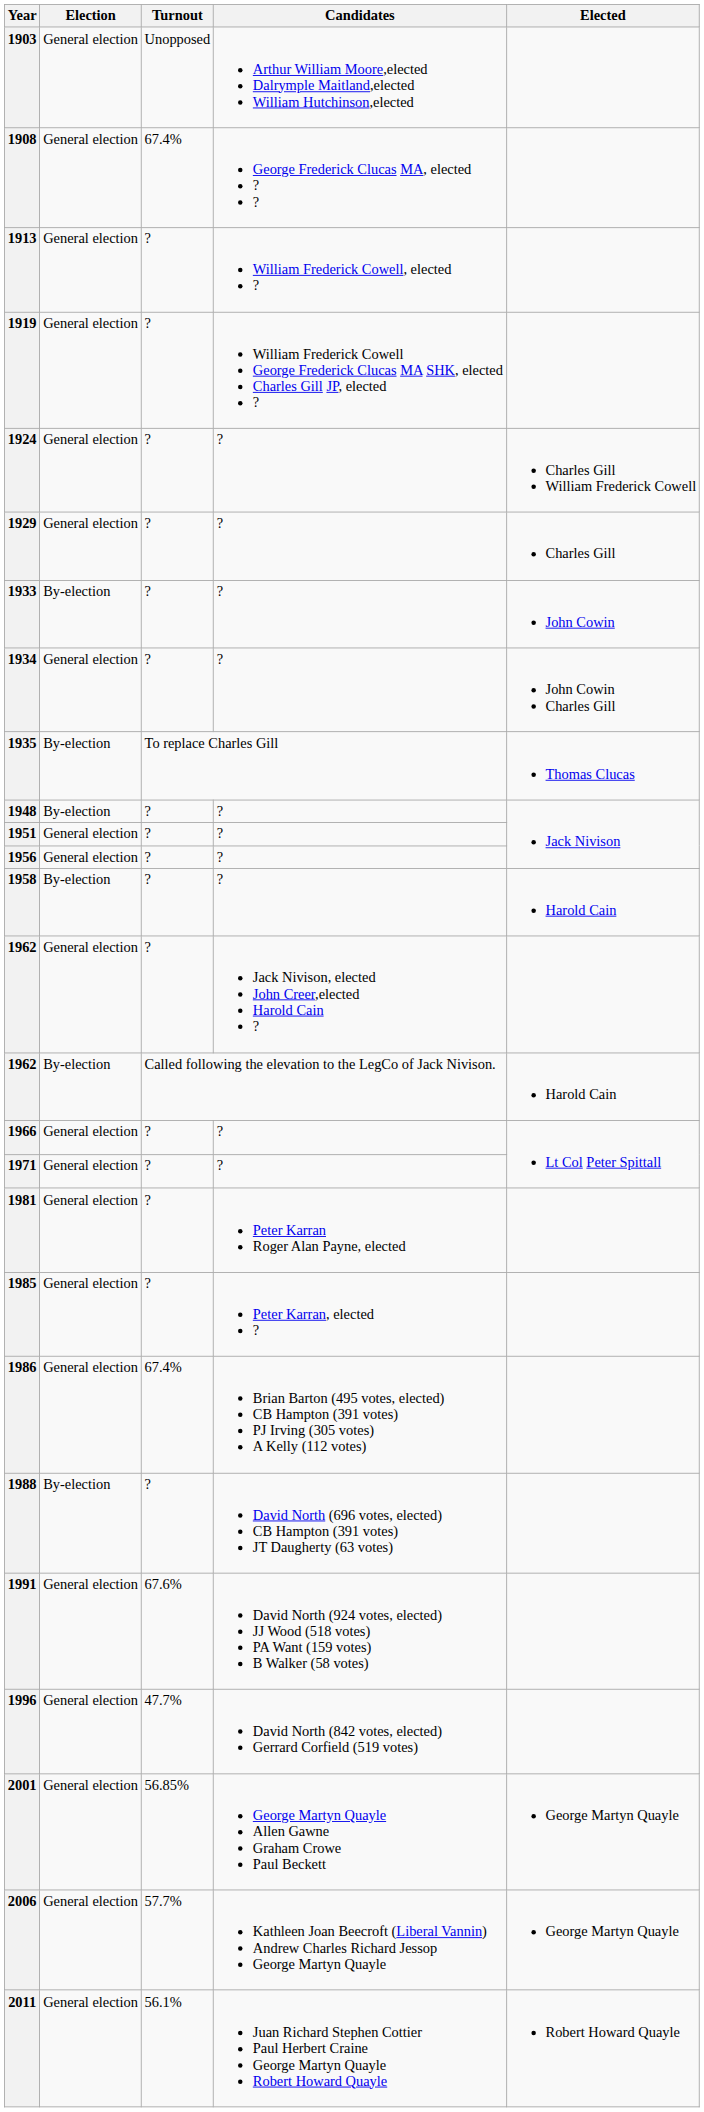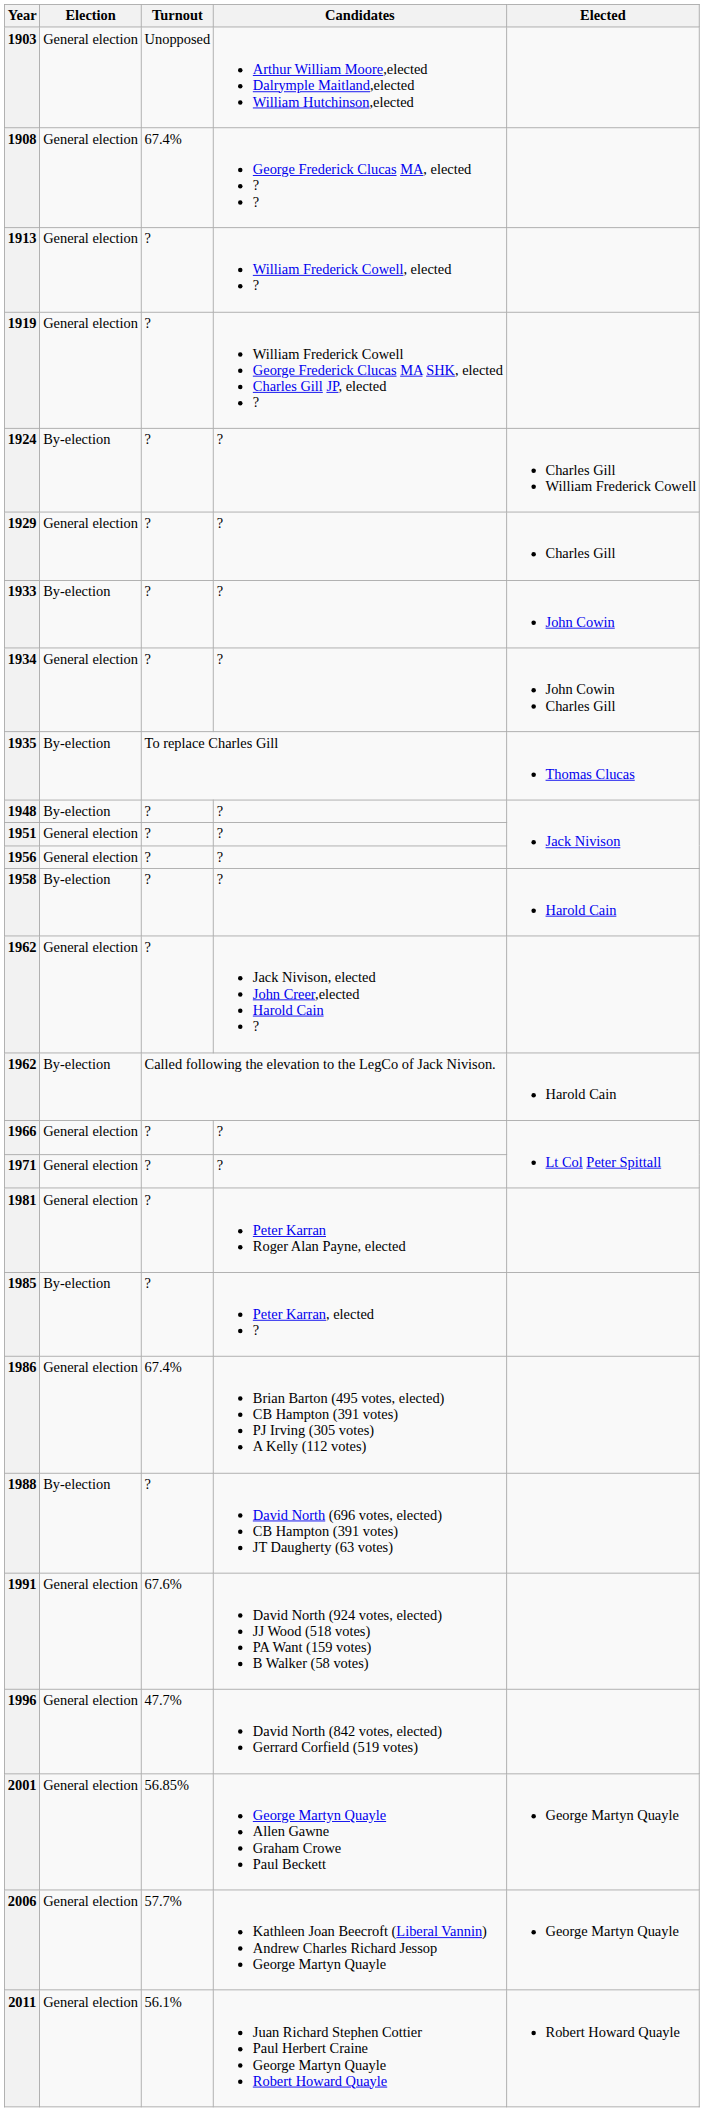(91, 439) General election -> (77, 439) By-election
(91, 1283) General election -> (77, 1283) By-election
